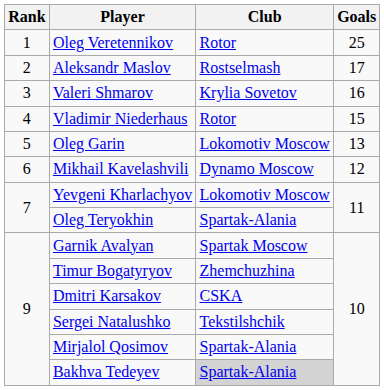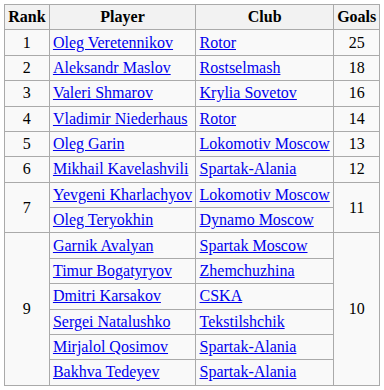(357, 67) 17 -> (357, 67) 18
(357, 118) 15 -> (357, 118) 14
(257, 169) Dynamo Moscow -> (248, 169) Spartak-Alania
(248, 220) Spartak-Alania -> (257, 220) Dynamo Moscow
(248, 372) lightgrey background -> (248, 372) no background
